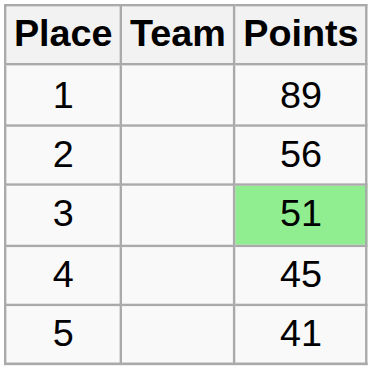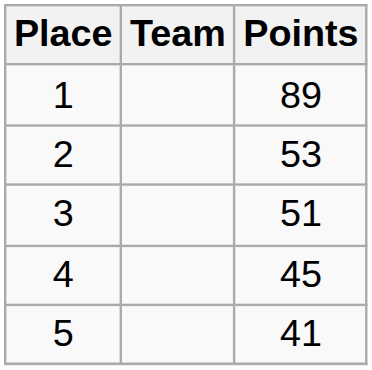(301, 154) 56 -> (301, 154) 53
(301, 214) lightgreen background -> (301, 214) no background
